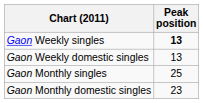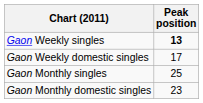(176, 57) 13 -> (176, 57) 17
